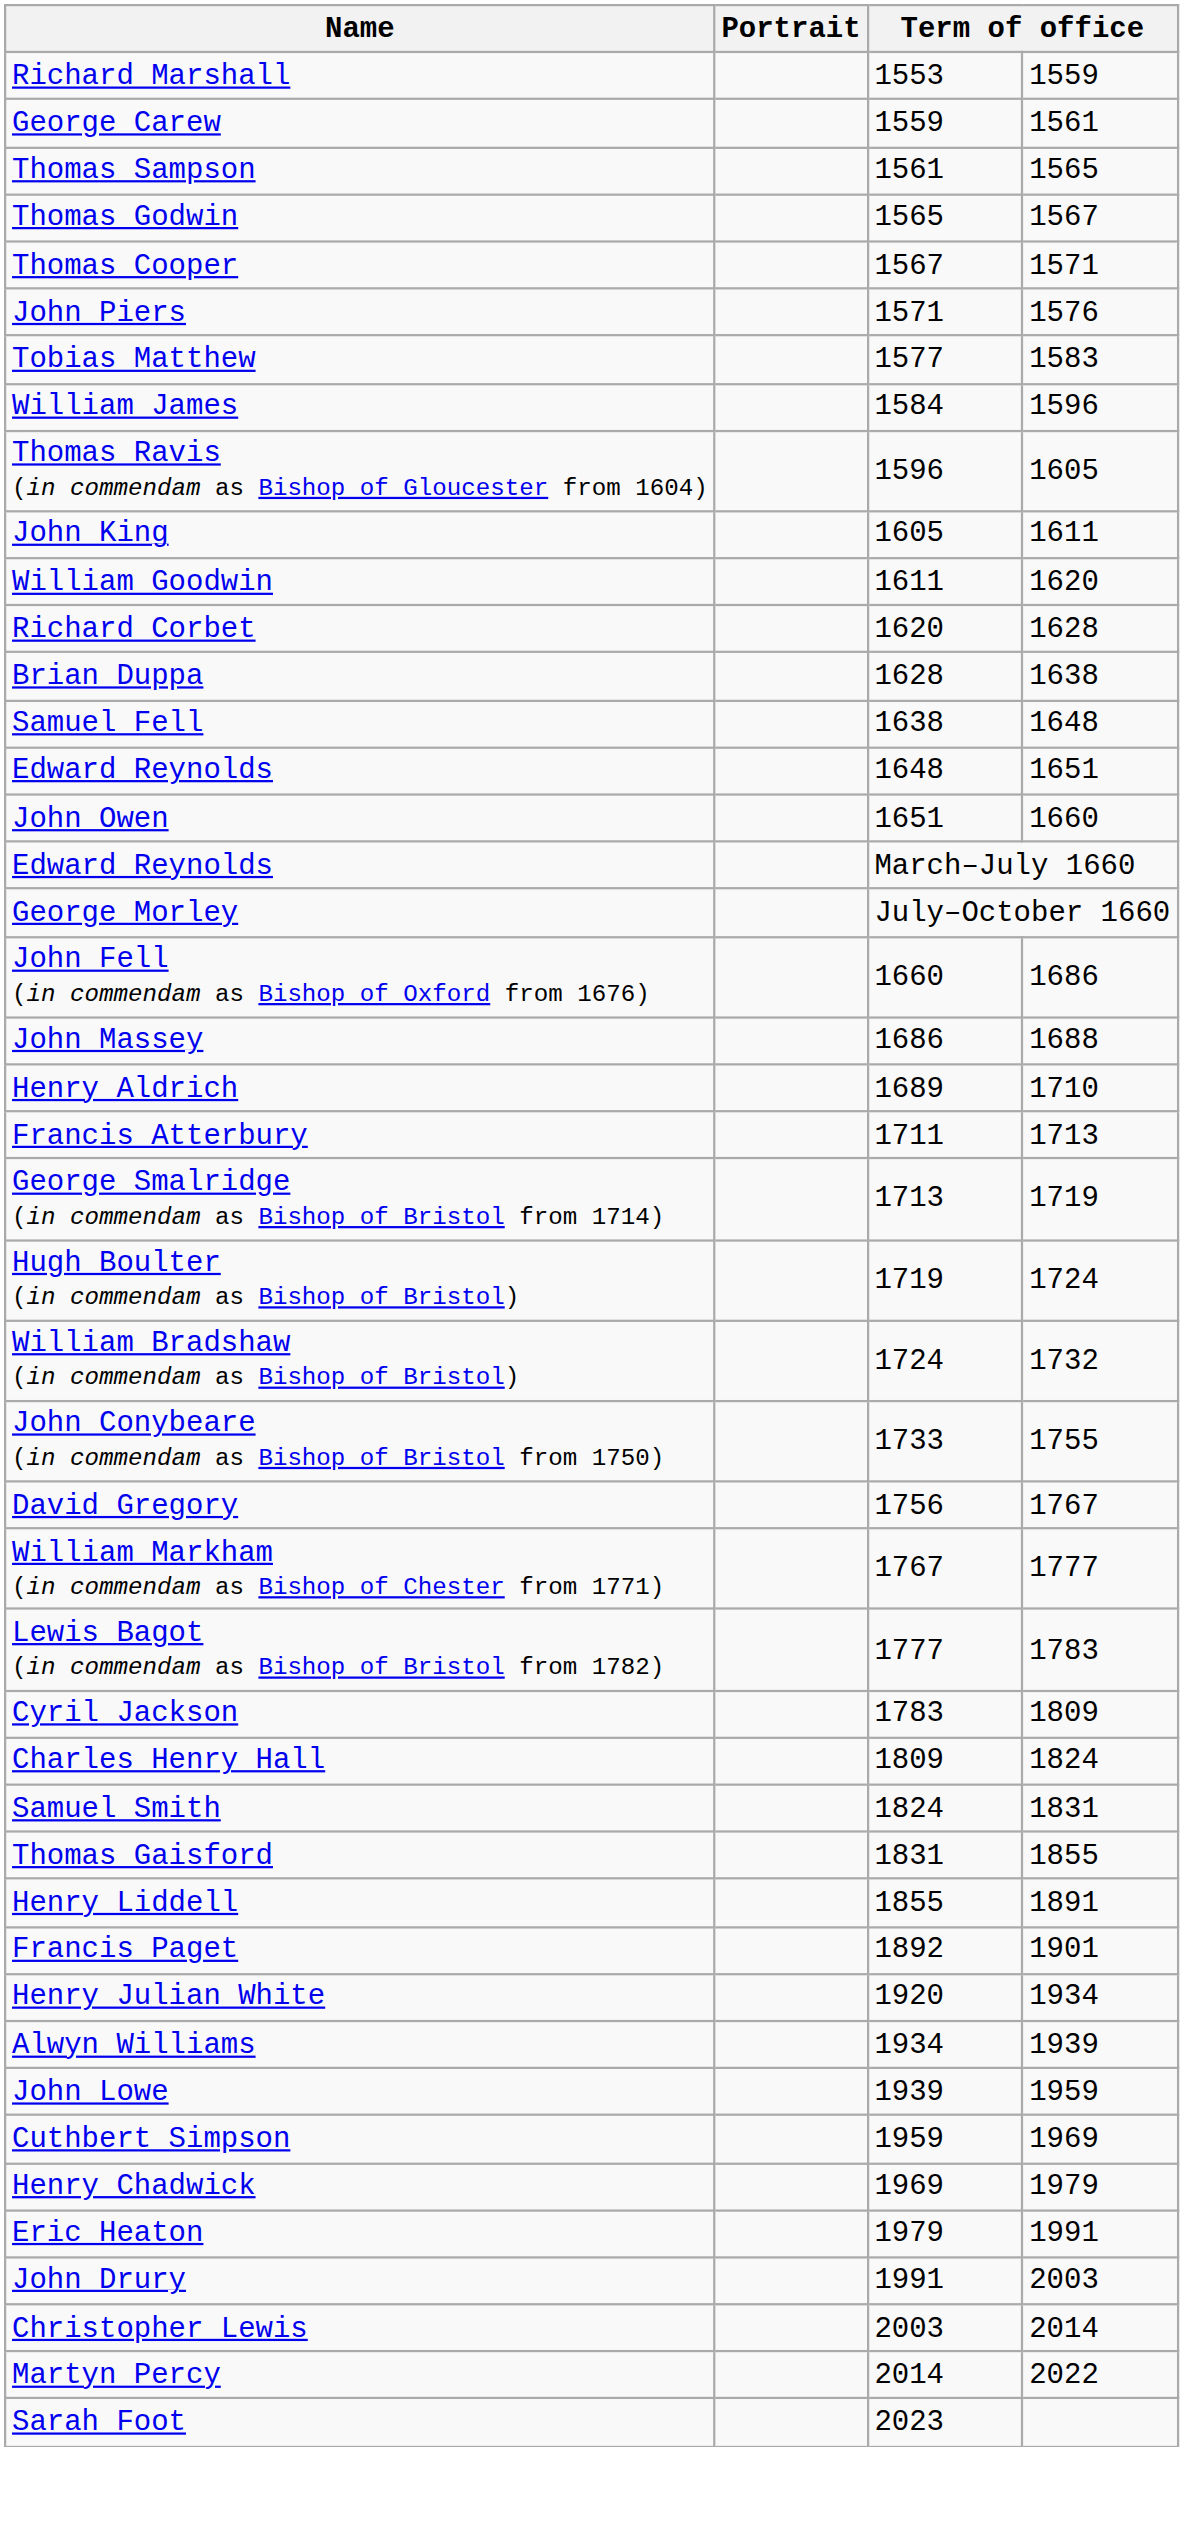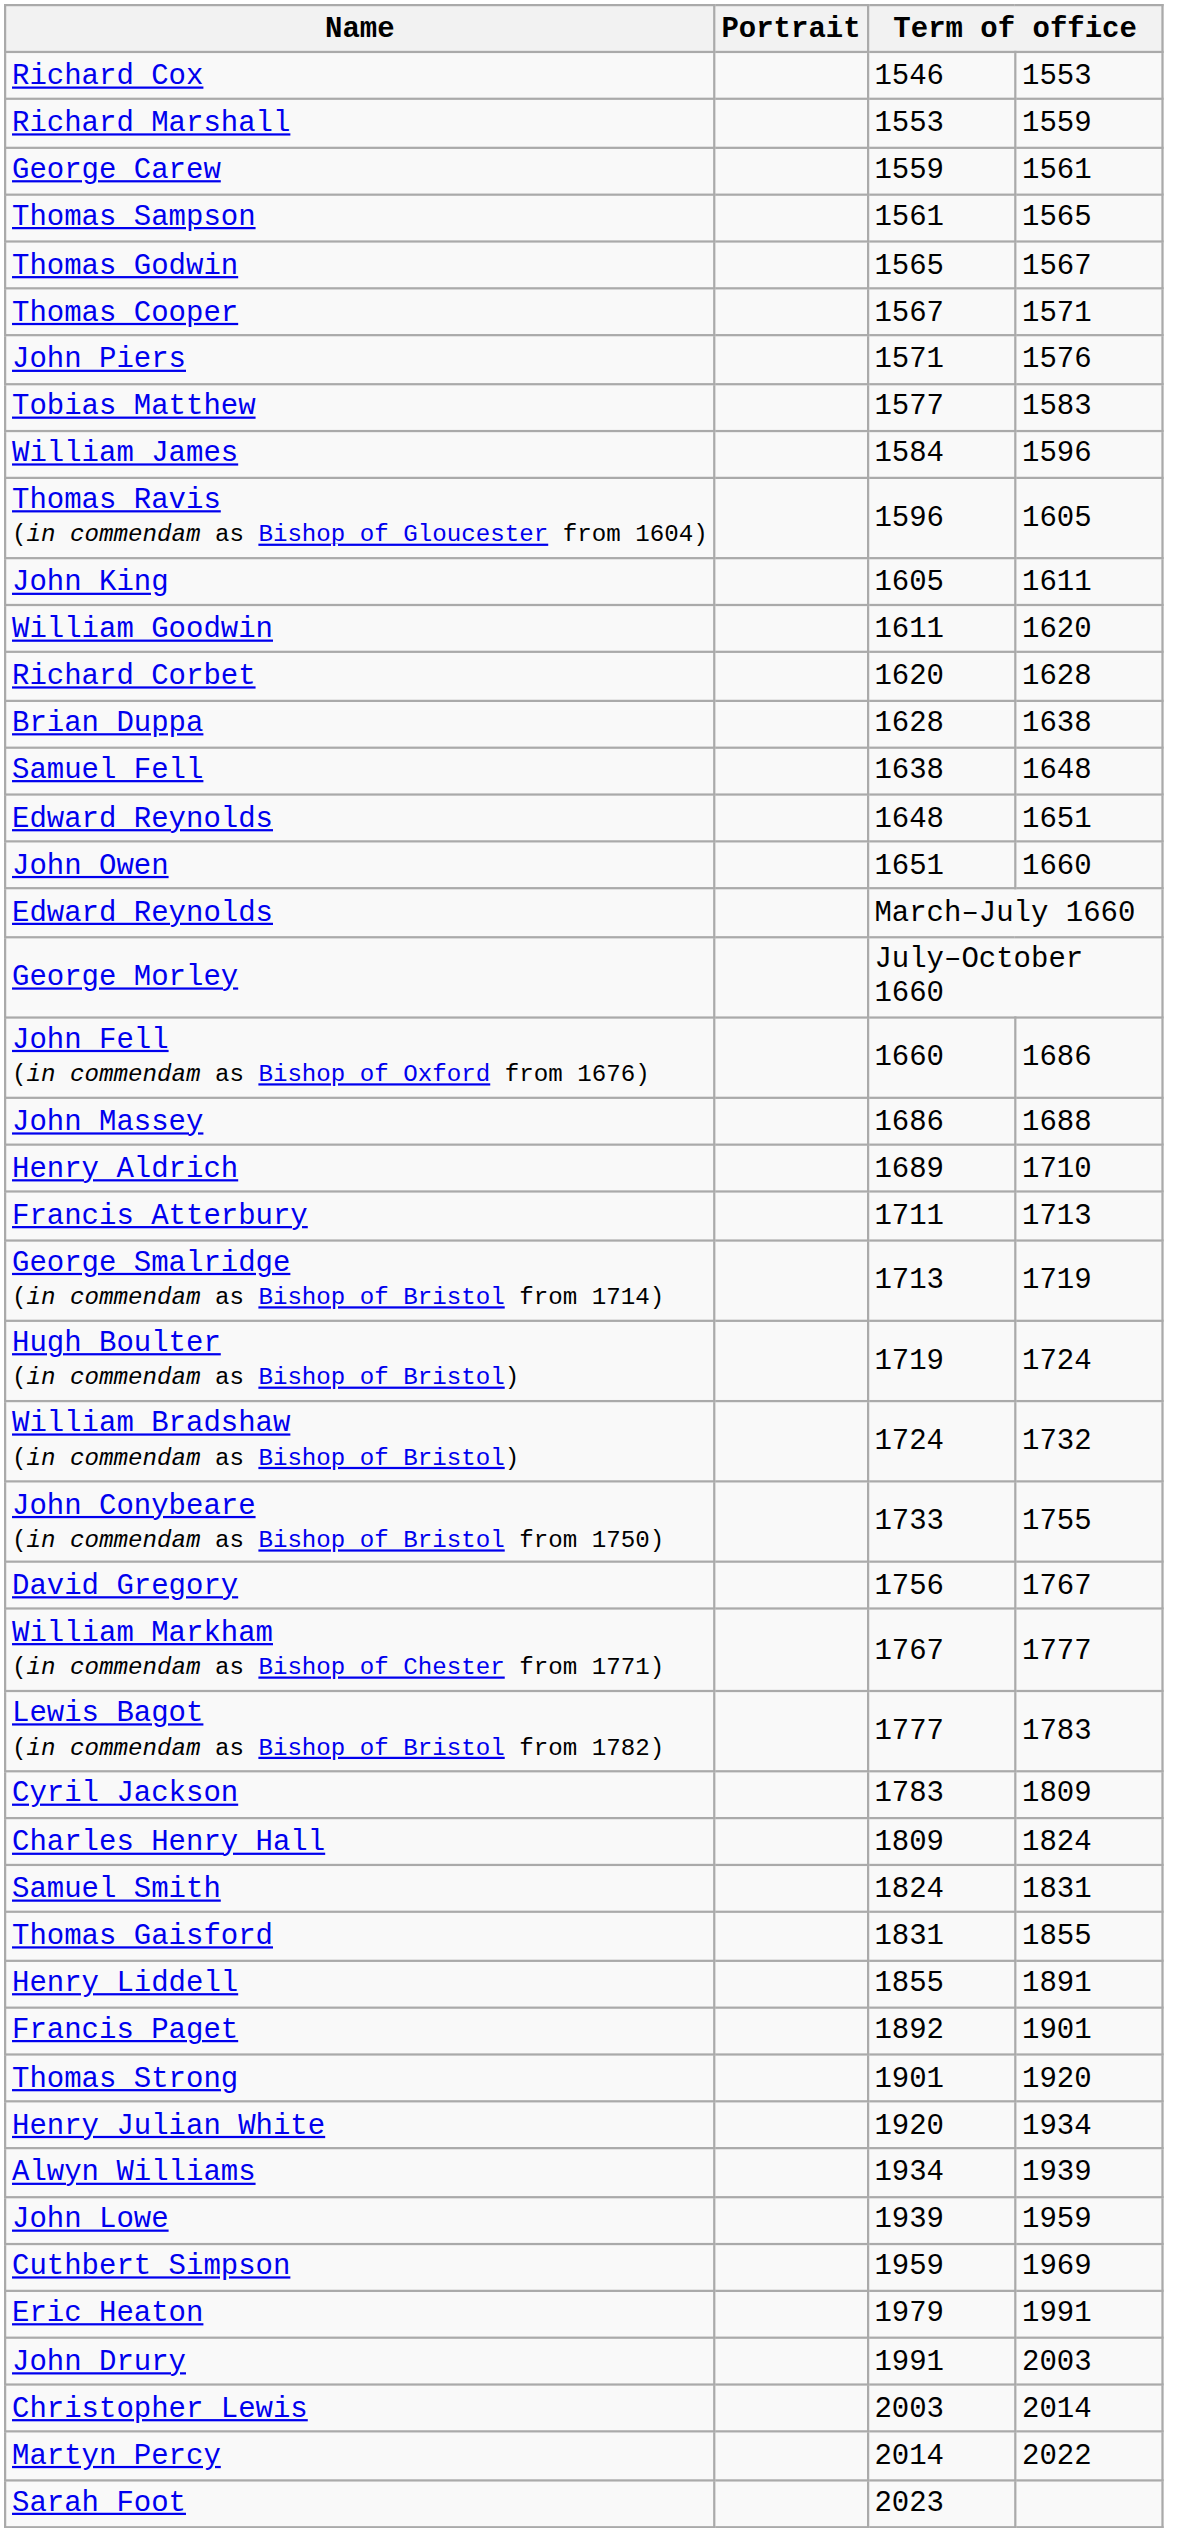+ row: (108, 76)
+ row: (125, 2078)
- row: (134, 2186)
